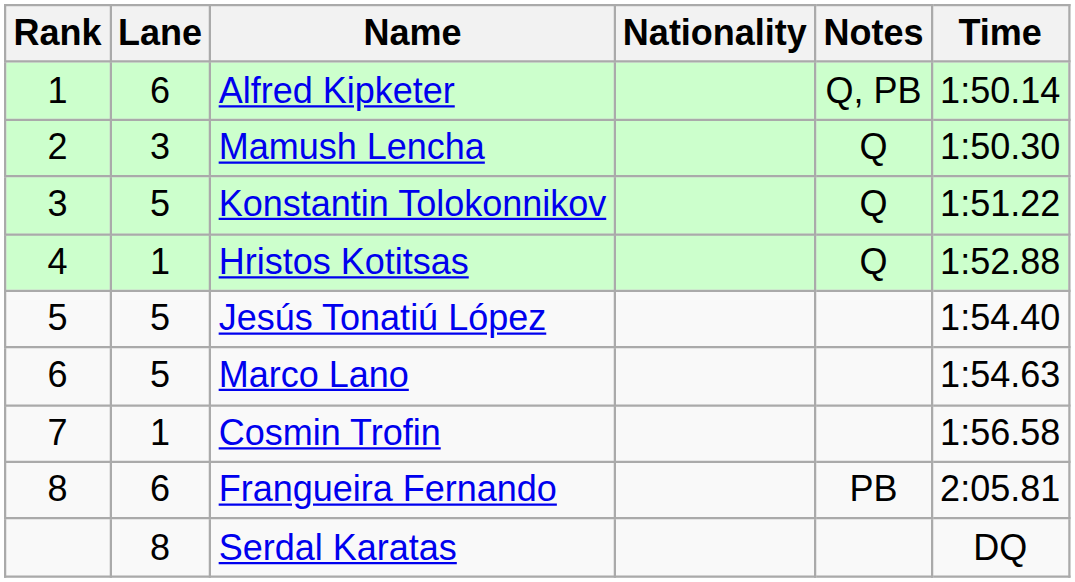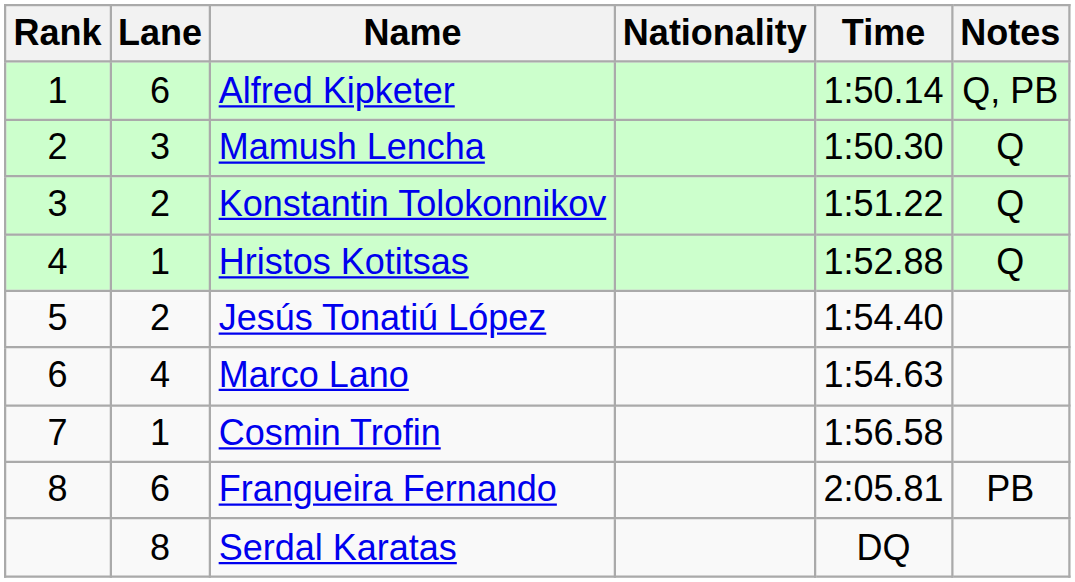columns swapped: (1000, 33) <-> (874, 33)
(160, 204) 5 -> (160, 204) 2
(160, 318) 5 -> (160, 318) 2
(160, 375) 5 -> (160, 375) 4
